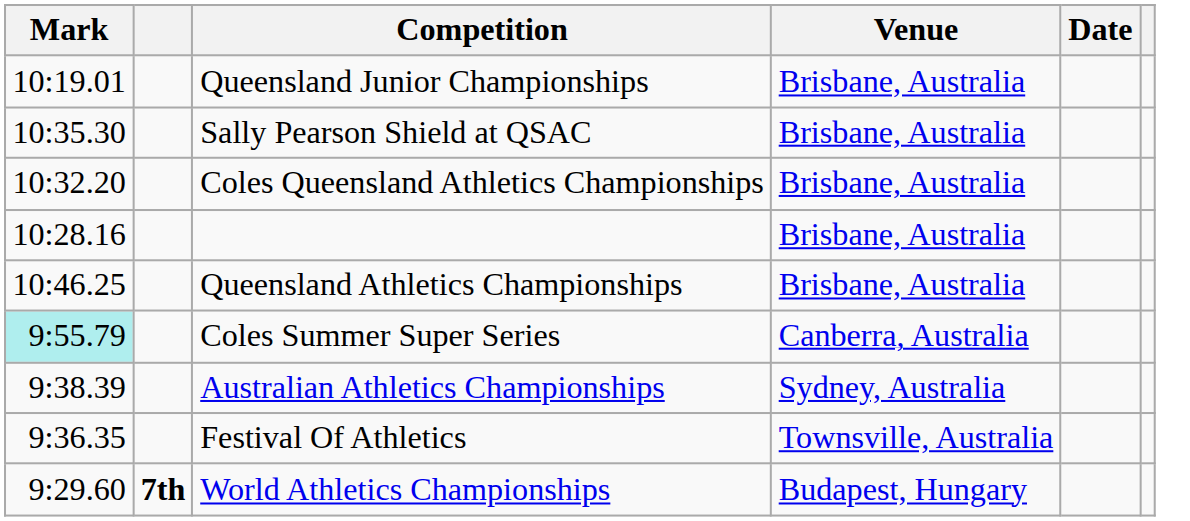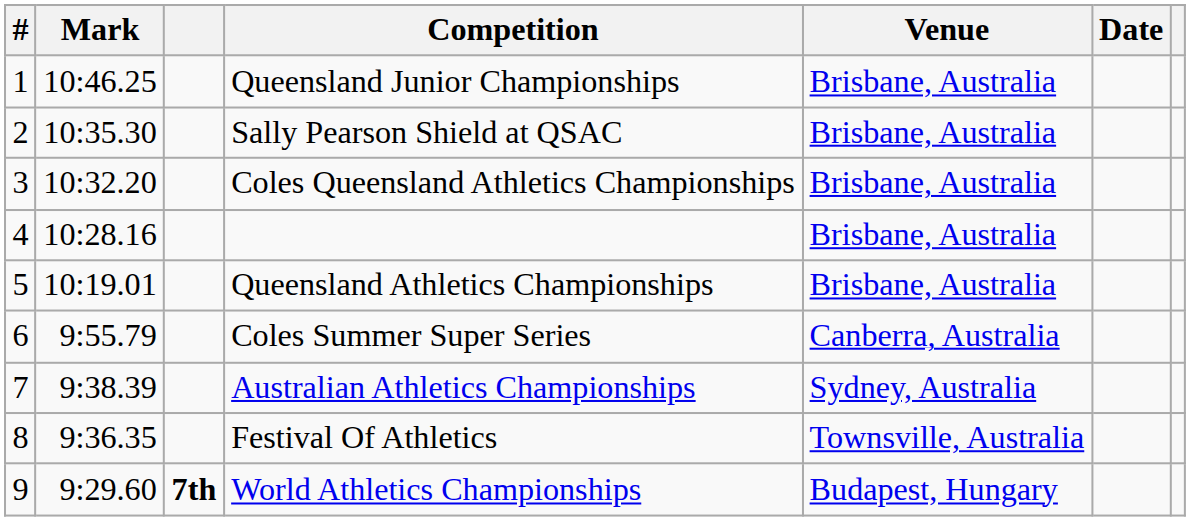+ column: (20, 30)
(69, 81) 10:19.01 -> (100, 81) 10:46.25
(69, 285) 10:46.25 -> (100, 285) 10:19.01
(77, 336) paleturquoise background -> (108, 336) no background
